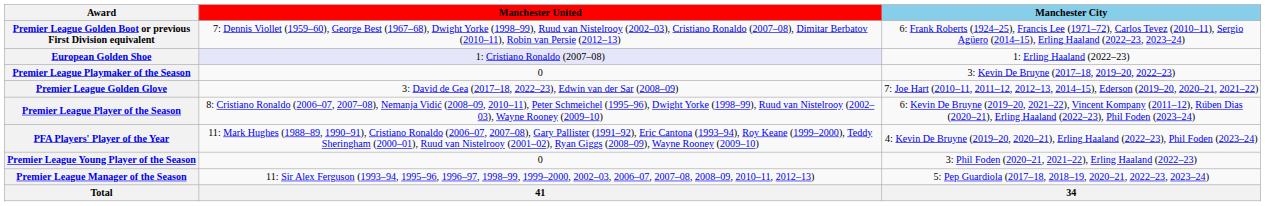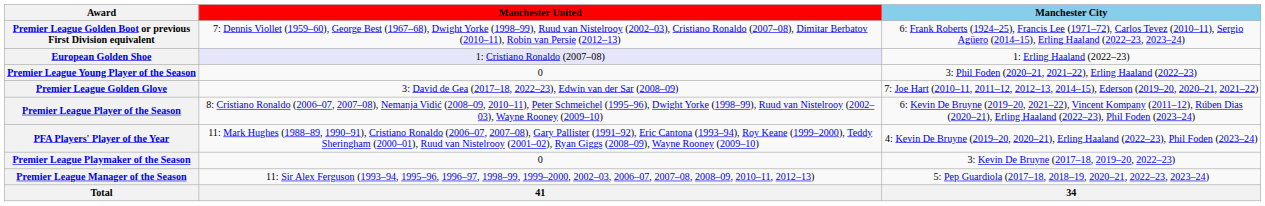rows swapped: (101, 72) <-> (101, 160)
